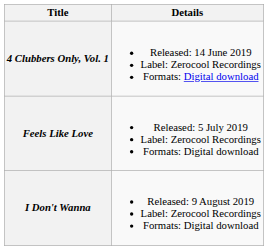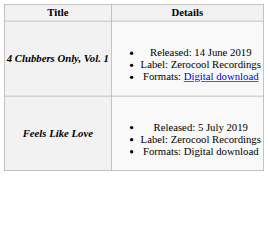- row: (58, 208)
